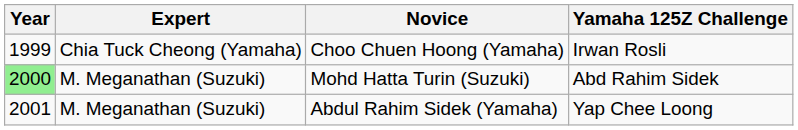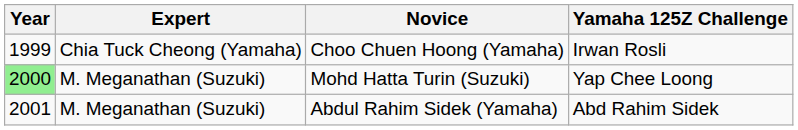(646, 79) Abd Rahim Sidek -> (643, 79) Yap Chee Loong
(643, 109) Yap Chee Loong -> (646, 109) Abd Rahim Sidek
